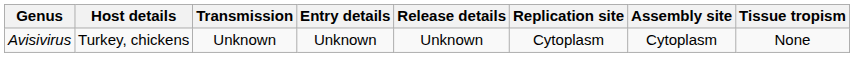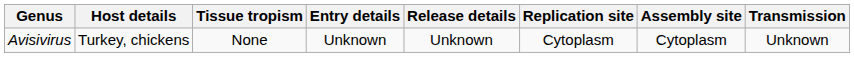columns swapped: (792, 16) <-> (245, 16)
